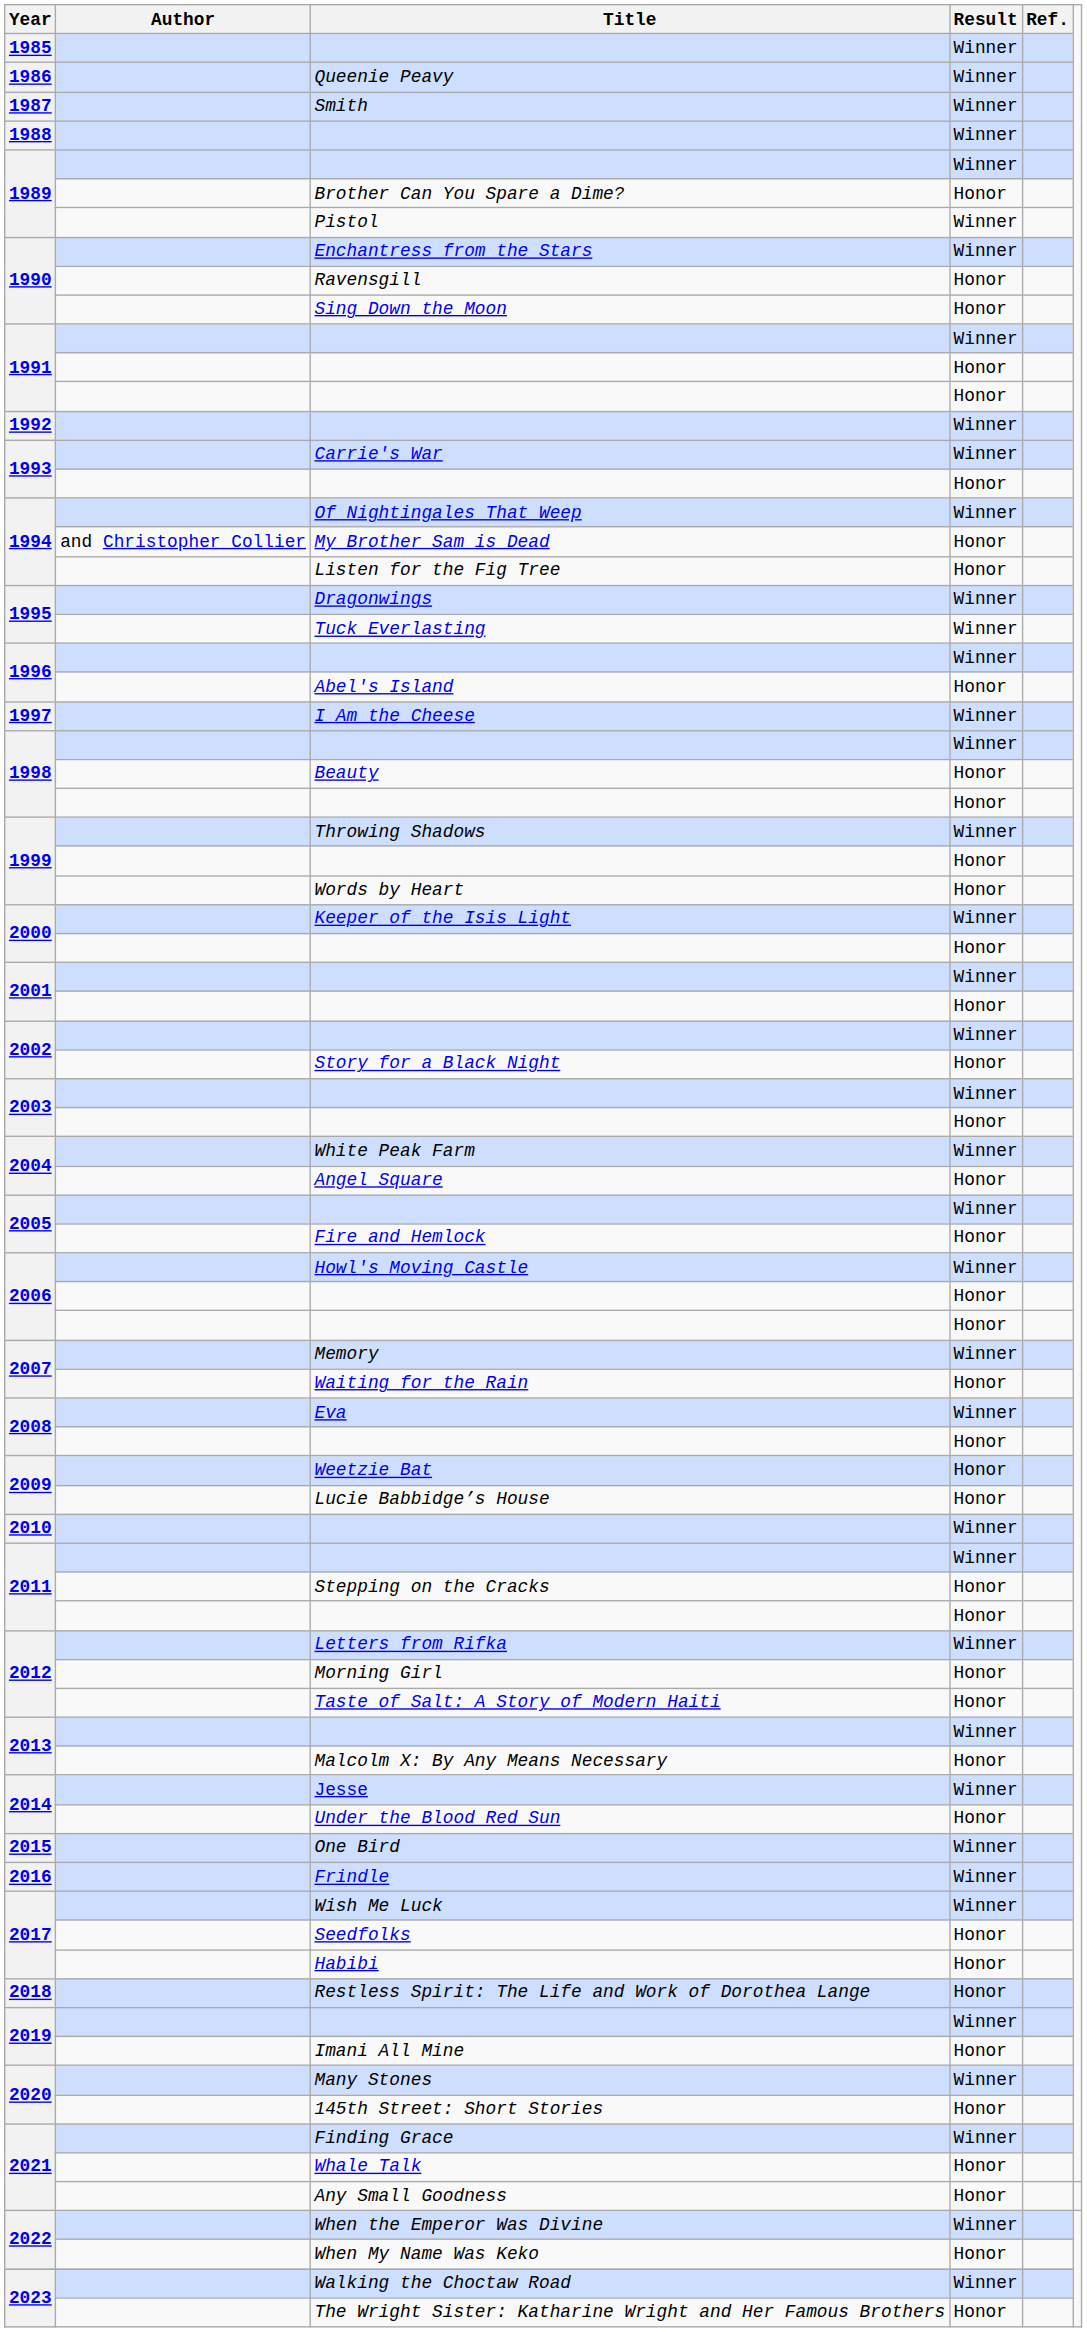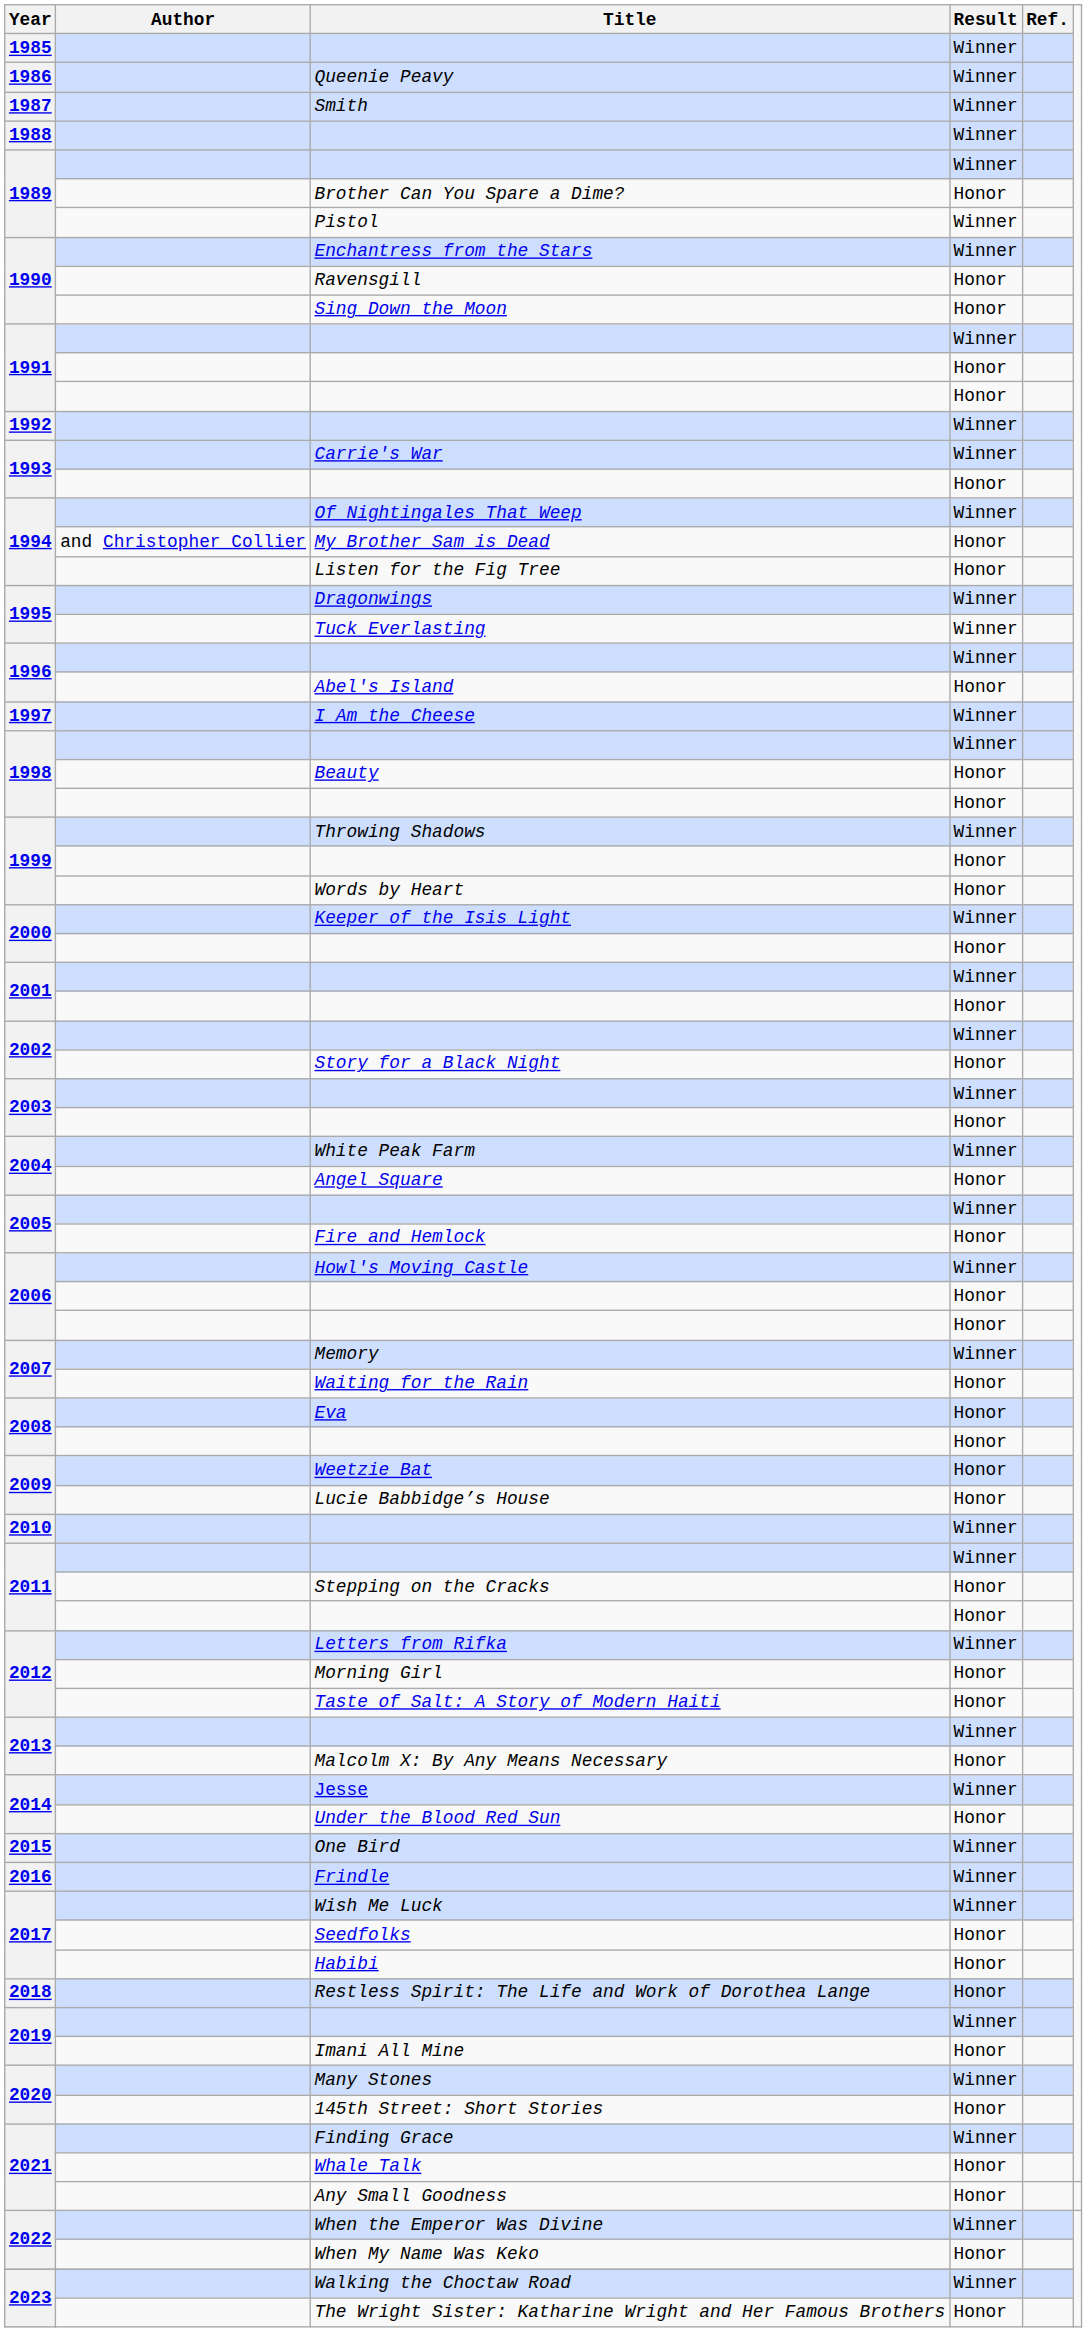(986, 1412) Winner -> (980, 1412) Honor
